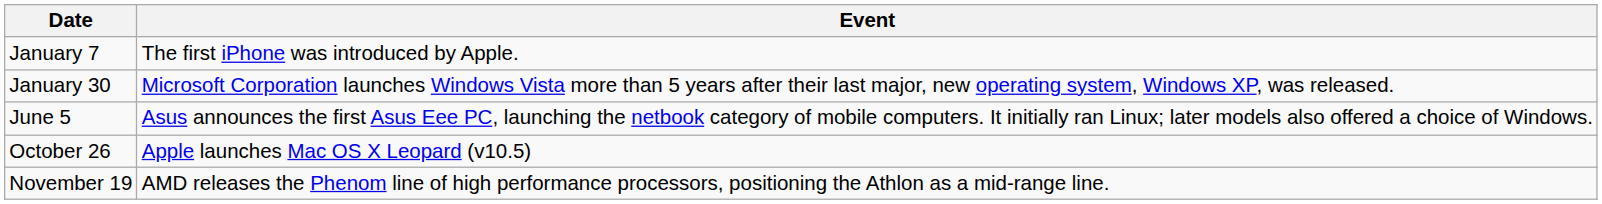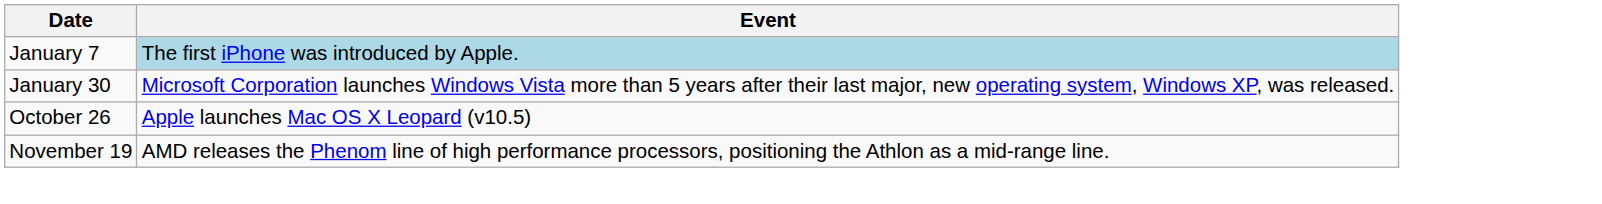(330, 53) no background -> (330, 53) lightblue background
- row: (40, 118)
